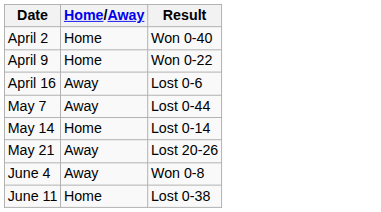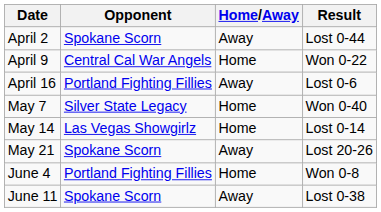+ column: (138, 15)
(83, 38) Home -> (236, 38) Away
(182, 38) Won 0-40 -> (335, 38) Lost 0-44
(81, 106) Away -> (237, 106) Home
(181, 106) Lost 0-44 -> (336, 106) Won 0-40
(81, 173) Away -> (237, 173) Home
(83, 196) Home -> (236, 196) Away
